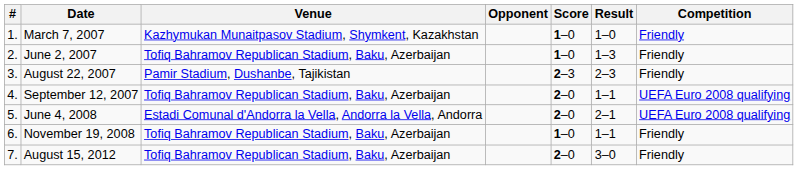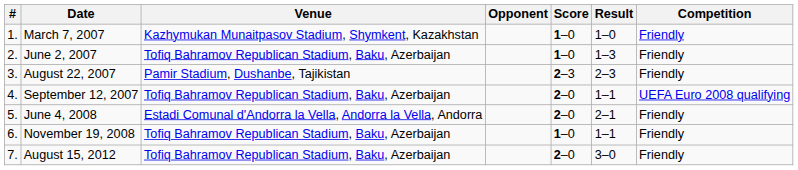(715, 114) UEFA Euro 2008 qualifying -> (662, 114) Friendly
